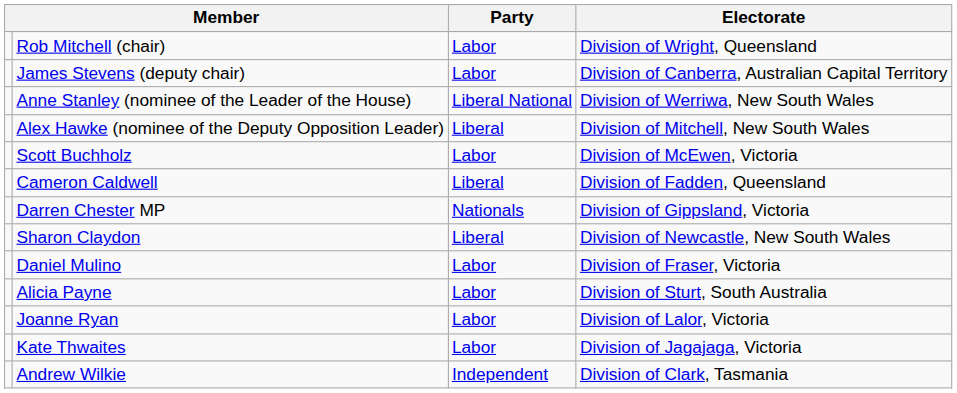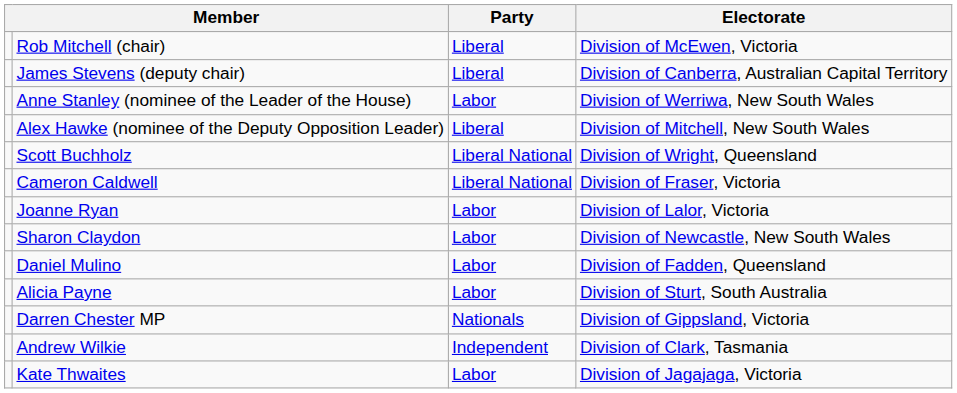(474, 45) Labor -> (478, 45) Liberal
(698, 45) Division of Wright, Queensland -> (689, 45) Division of McEwen, Victoria
(474, 73) Labor -> (478, 73) Liberal
(512, 100) Liberal National -> (474, 100) Labor
(474, 155) Labor -> (512, 155) Liberal National
(689, 155) Division of McEwen, Victoria -> (698, 155) Division of Wright, Queensland
(478, 182) Liberal -> (512, 182) Liberal National
(703, 182) Division of Fadden, Queensland -> (680, 182) Division of Fraser, Victoria
rows swapped: (91, 210) <-> (67, 319)
(478, 237) Liberal -> (474, 237) Labor
(680, 264) Division of Fraser, Victoria -> (703, 264) Division of Fadden, Queensland
rows swapped: (71, 347) <-> (71, 374)
